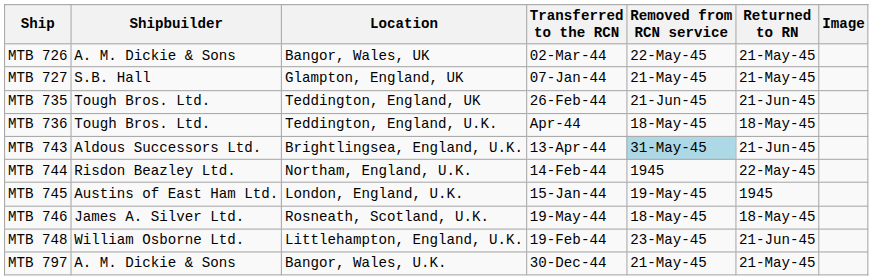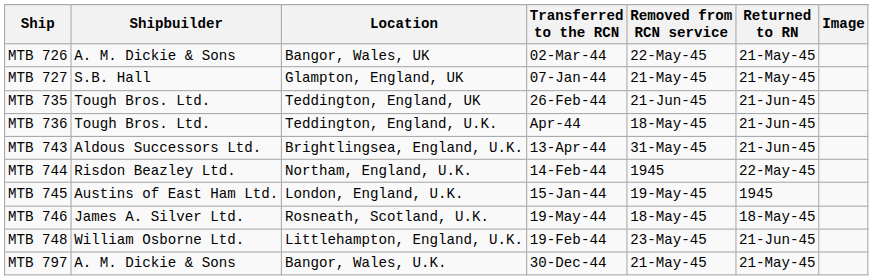(777, 125) 18-May-45 -> (777, 125) 21-Jun-45
(668, 148) lightblue background -> (668, 148) no background
